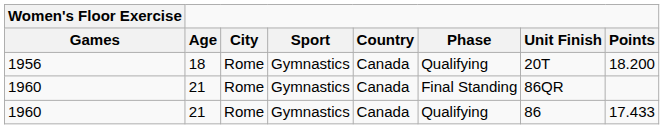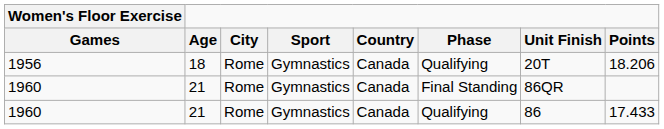(632, 64) 18.200 -> (632, 64) 18.206
